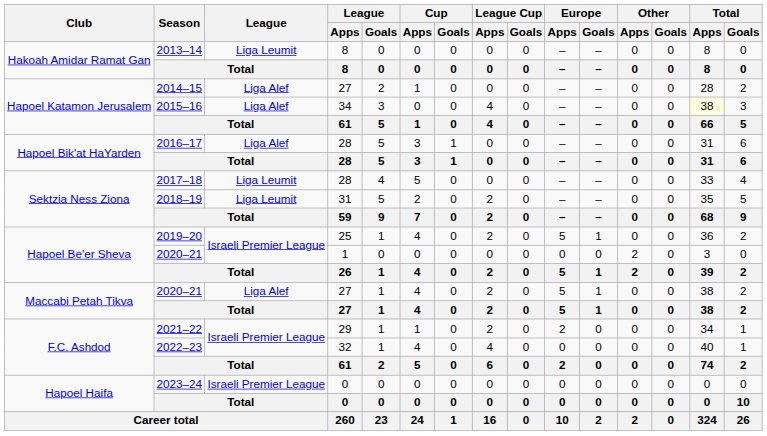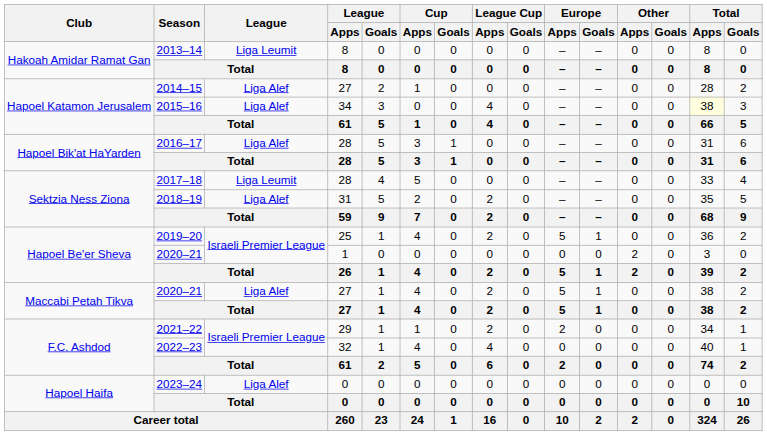(266, 198) Liga Leumit -> (266, 198) Liga Alef
(266, 384) Israeli Premier League -> (266, 384) Liga Alef
